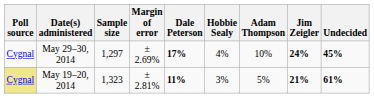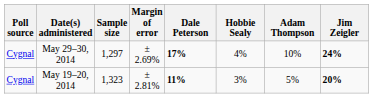- column: (345, 33)
(20, 80) khaki background -> (20, 80) no background
(299, 80) 21% -> (332, 80) 20%
